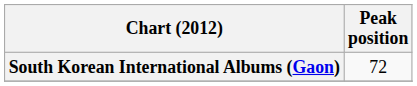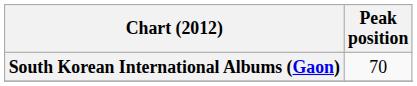(378, 66) 72 -> (378, 66) 70
